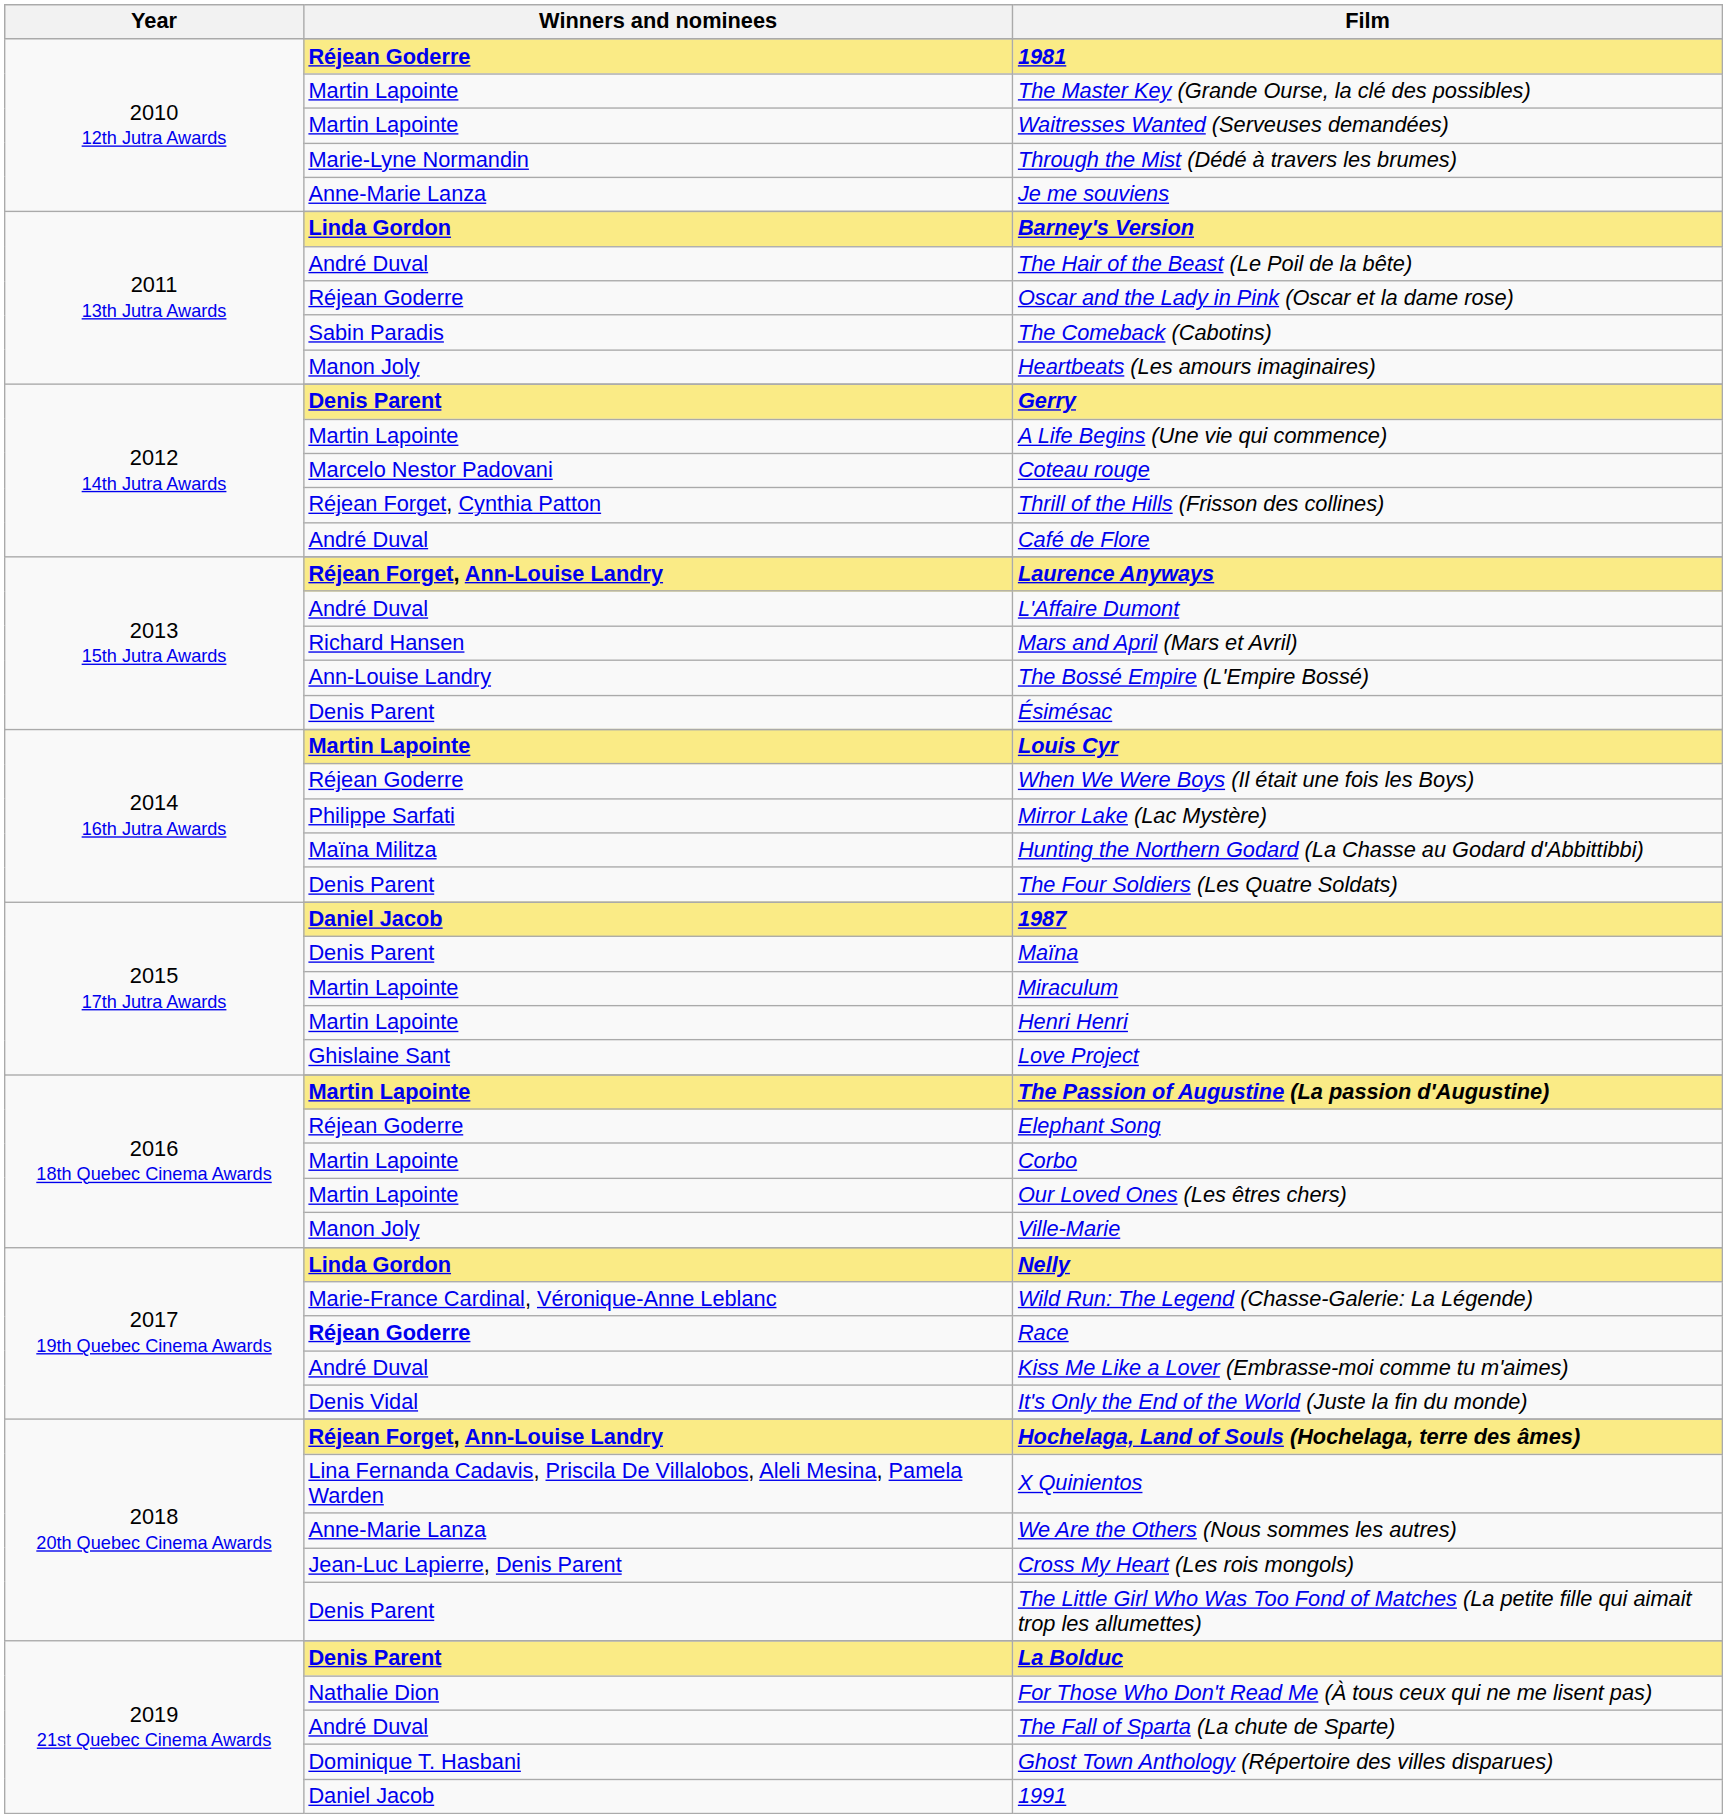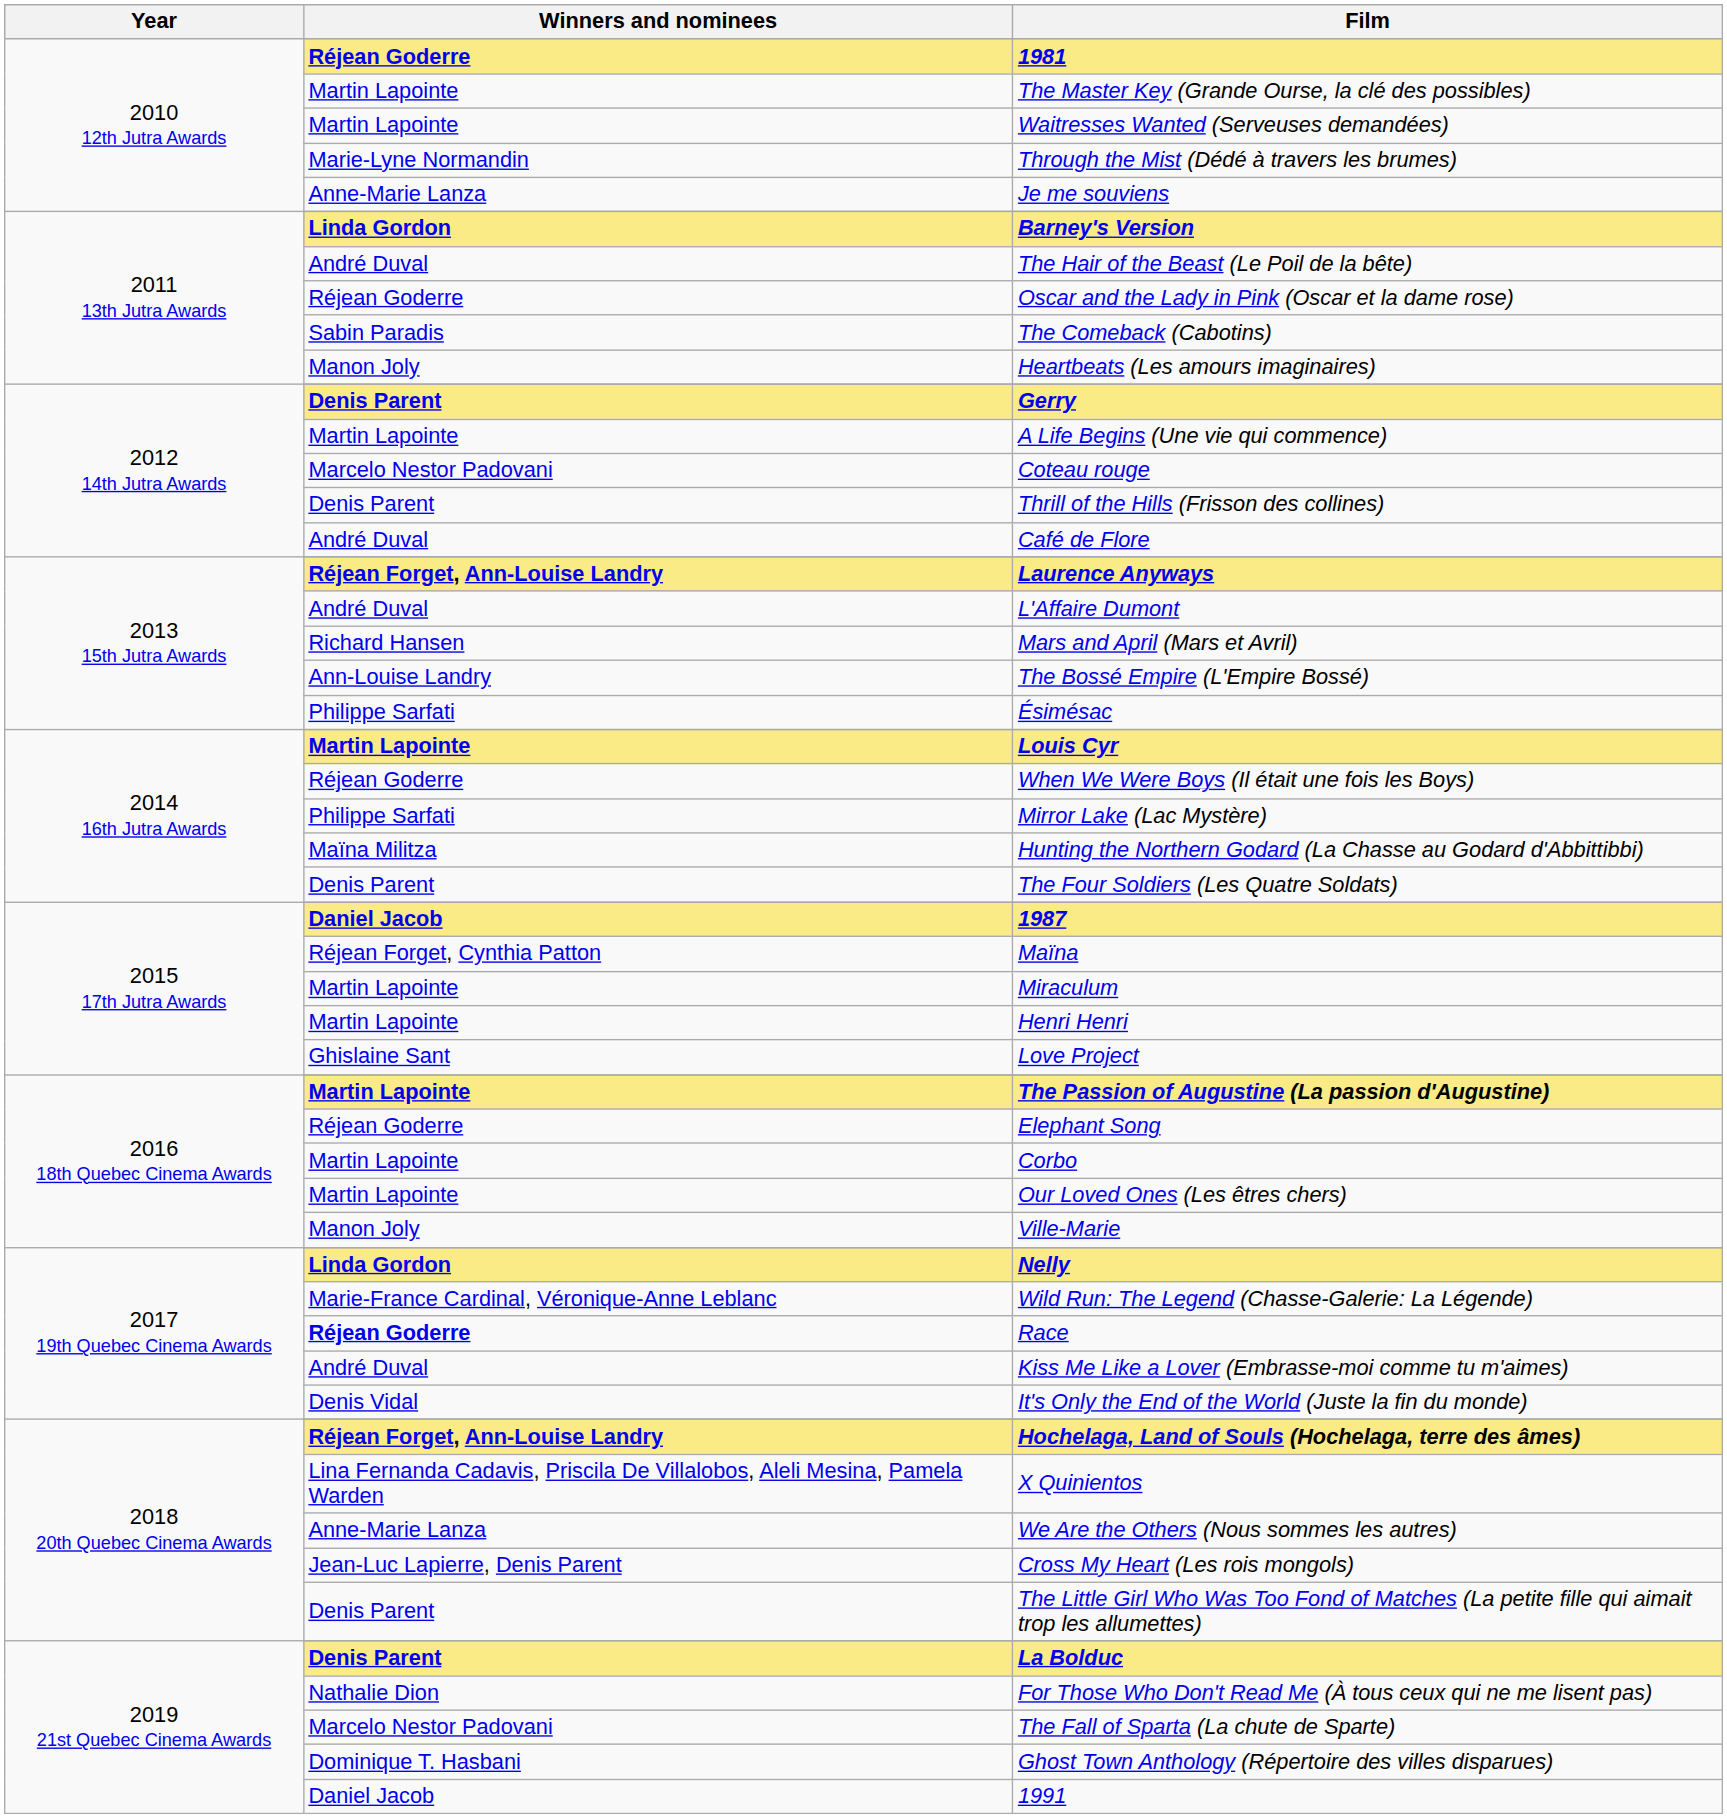(455, 504) Réjean Forget, Cynthia Patton -> (371, 504) Denis Parent
(371, 711) Denis Parent -> (382, 711) Philippe Sarfati
(371, 953) Denis Parent -> (455, 953) Réjean Forget, Cynthia Patton
(368, 1727) André Duval -> (431, 1727) Marcelo Nestor Padovani
